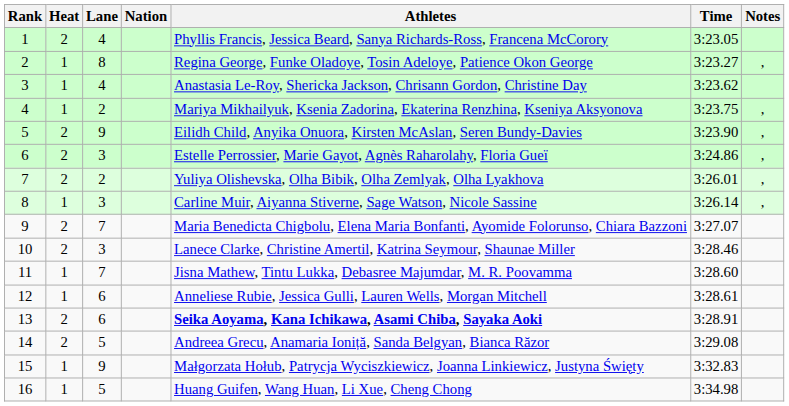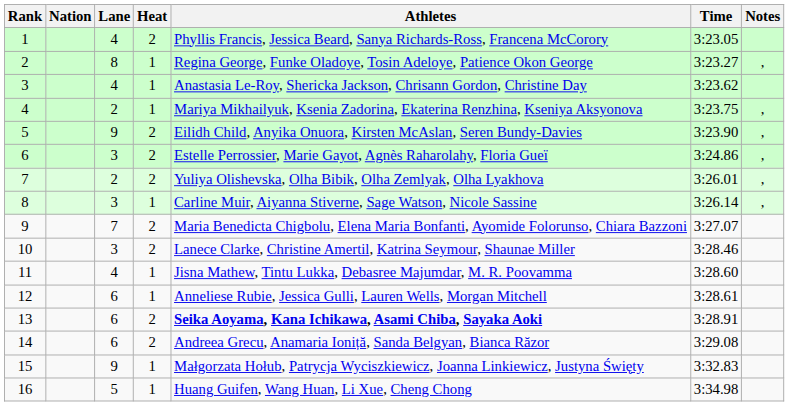columns swapped: (64, 16) <-> (146, 16)
(102, 272) 7 -> (114, 272) 4
(102, 343) 5 -> (114, 343) 6
